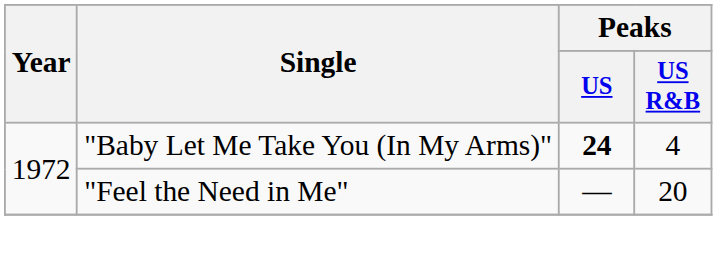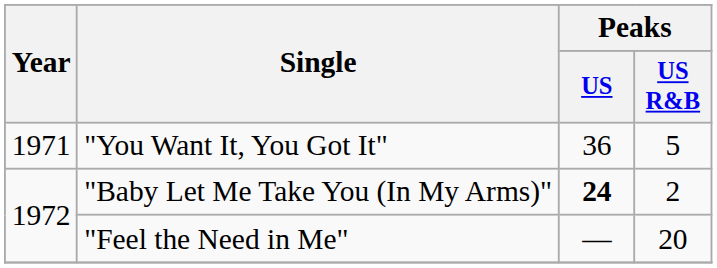+ row: (236, 145)
(673, 145) 4 -> (673, 191) 2
